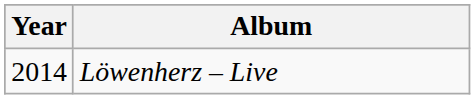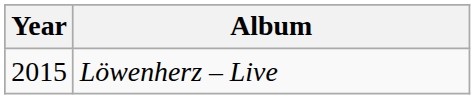(39, 70) 2014 -> (39, 70) 2015
